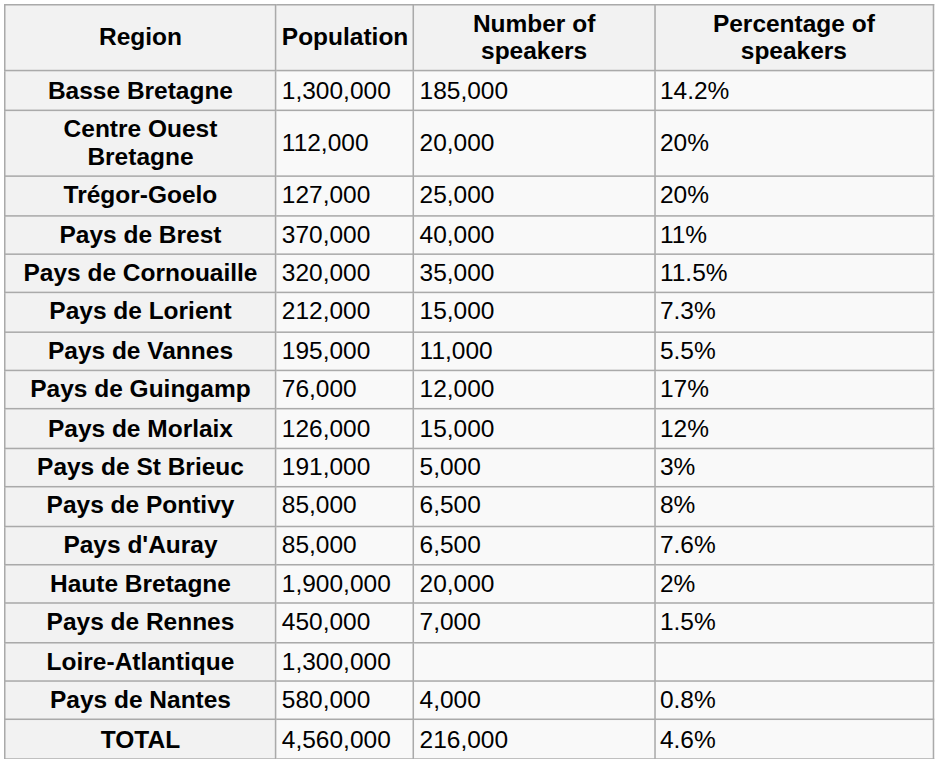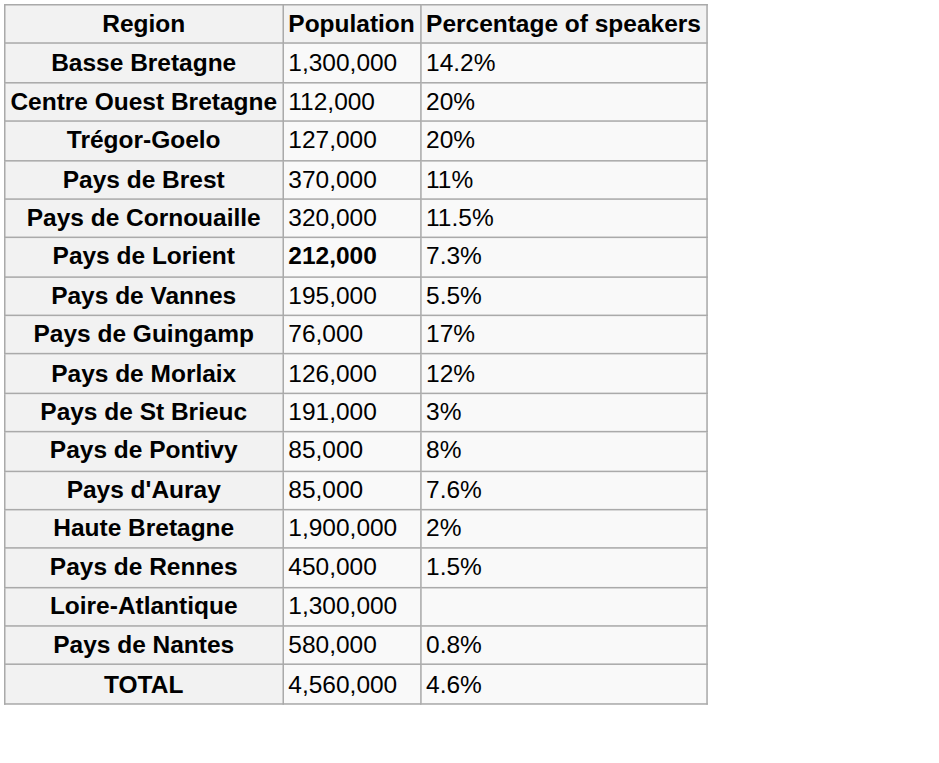- column: (534, 37)
(326, 311) normal -> (333, 256) bold
